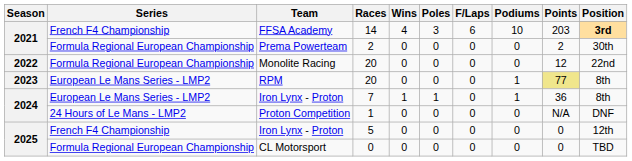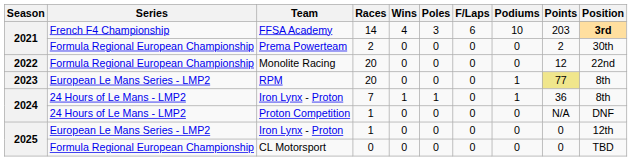(130, 97) European Le Mans Series - LMP2 -> (118, 97) 24 Hours of Le Mans - LMP2
(110, 131) French F4 Championship -> (130, 131) European Le Mans Series - LMP2
(371, 131) 5 -> (371, 131) 1
